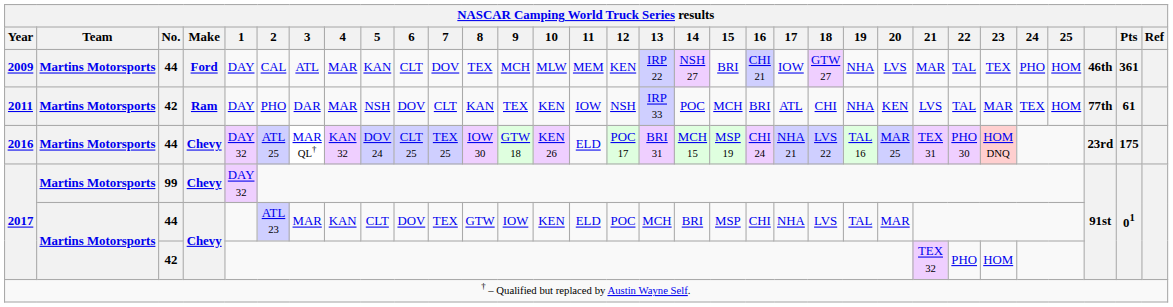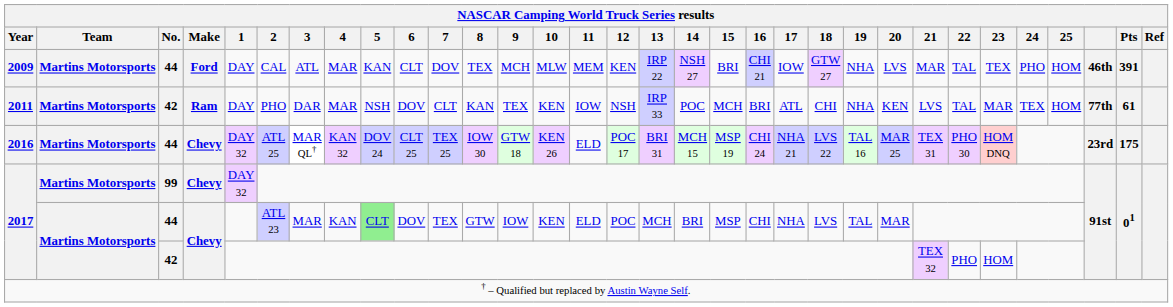(1129, 68) 361 -> (1129, 68) 391
(377, 221) no background -> (377, 221) lightgreen background
